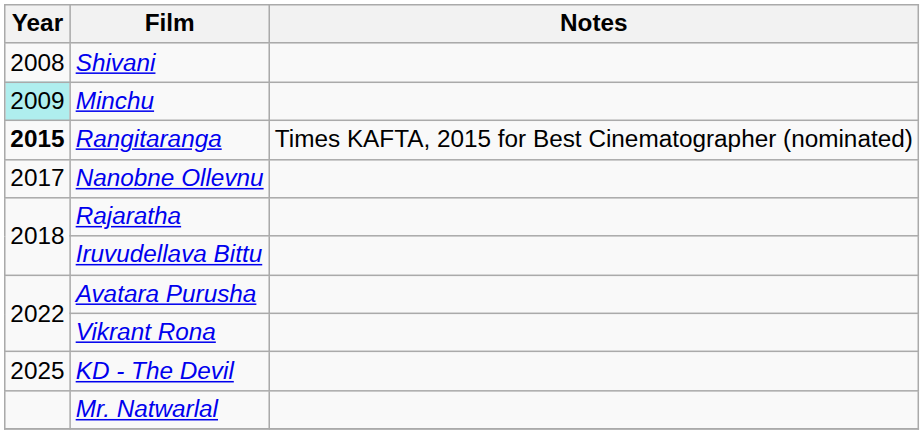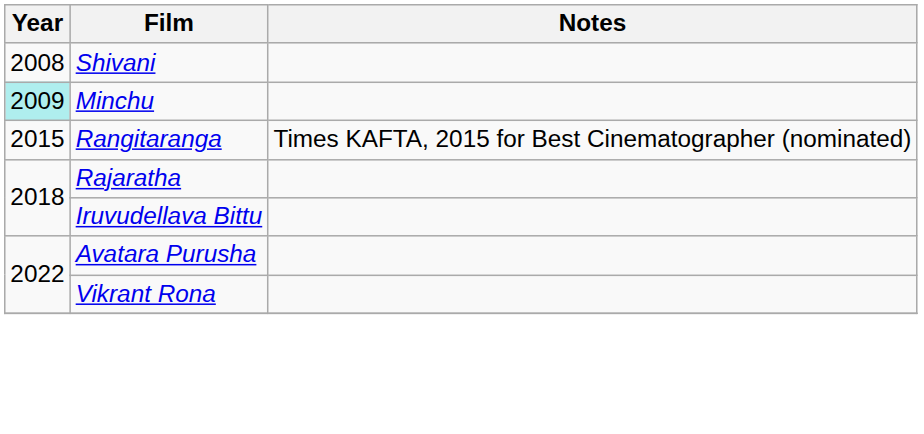(37, 139) bold -> (37, 139) normal
- row: (170, 178)
- row: (155, 370)
- row: (147, 409)
